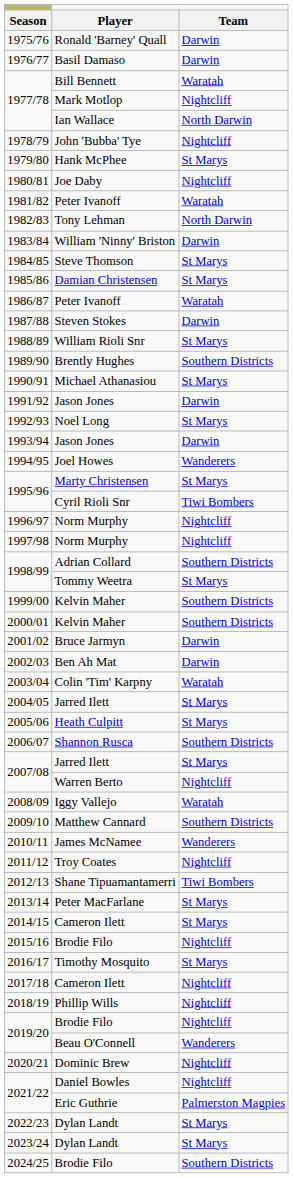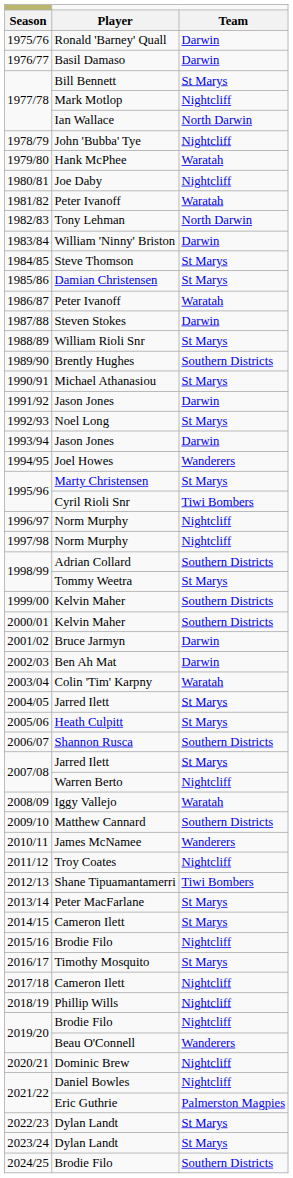(202, 80) Waratah -> (205, 80) St Marys
(205, 160) St Marys -> (202, 160) Waratah
